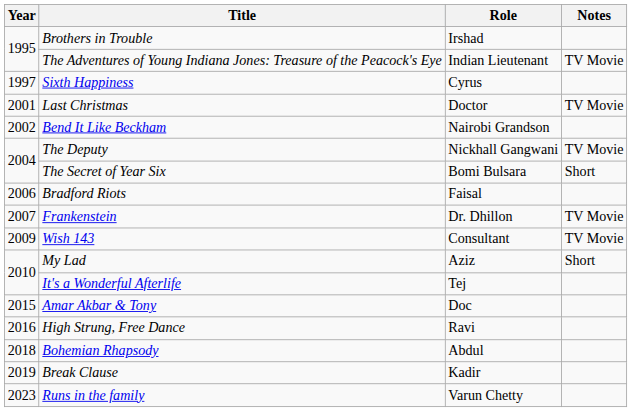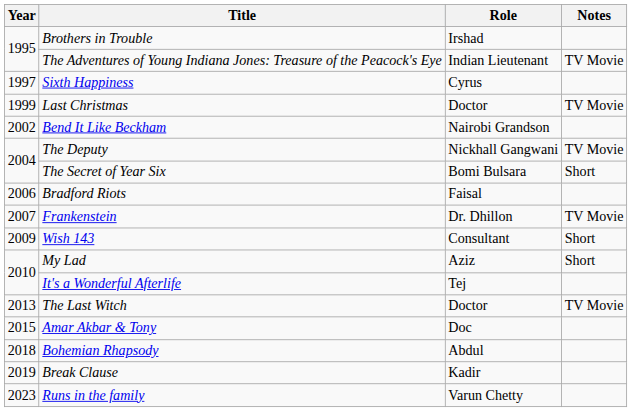(22, 104) 2001 -> (22, 104) 1999
(594, 238) TV Movie -> (580, 238) Short
+ row: (85, 305)
- row: (114, 328)
